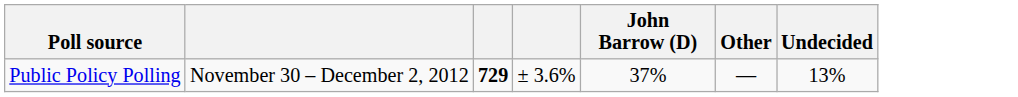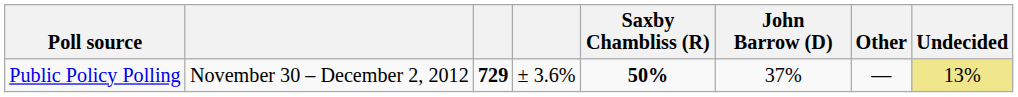+ column: (648, 31)
(827, 75) no background -> (962, 75) khaki background
